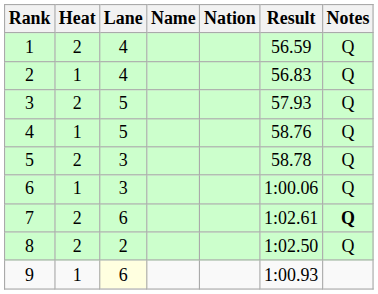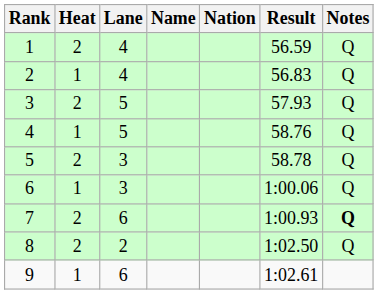(291, 217) 1:02.61 -> (291, 217) 1:00.93
(123, 274) lightyellow background -> (123, 274) no background
(291, 274) 1:00.93 -> (291, 274) 1:02.61
